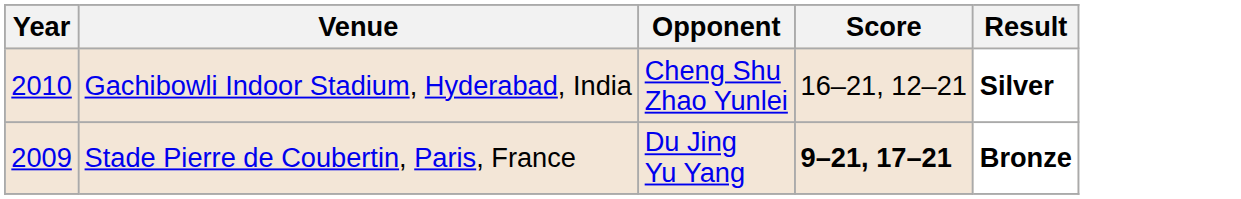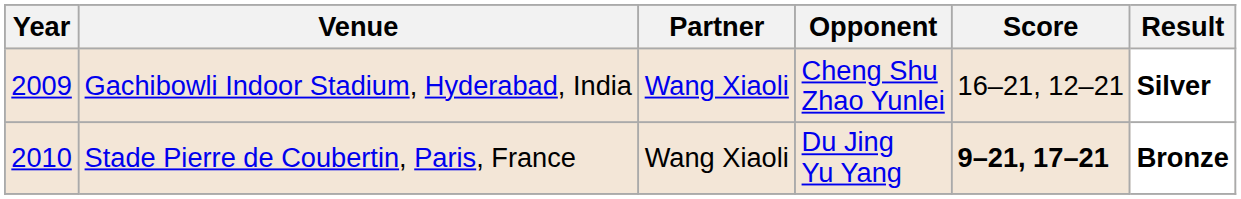+ column: (717, 27)
(42, 85) 2010 -> (42, 85) 2009
(42, 158) 2009 -> (42, 158) 2010
